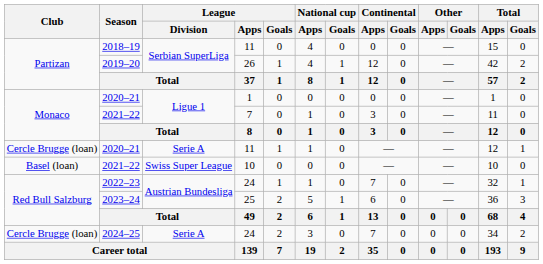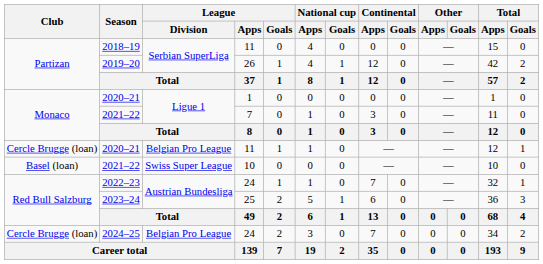(189, 149) Serie A -> (189, 149) Belgian Pro League
(189, 234) Serie A -> (189, 234) Belgian Pro League
